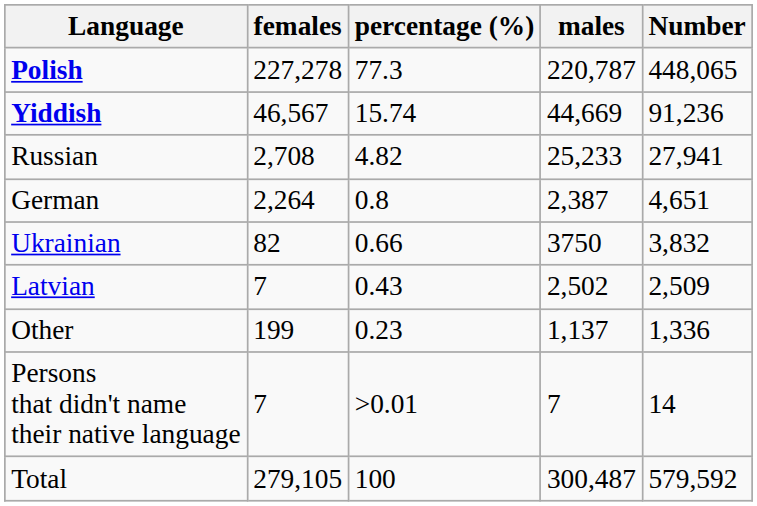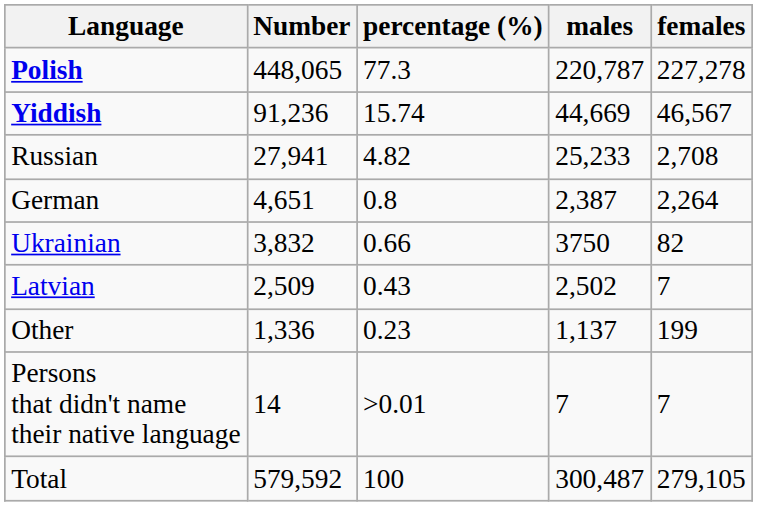columns swapped: (697, 26) <-> (298, 26)
